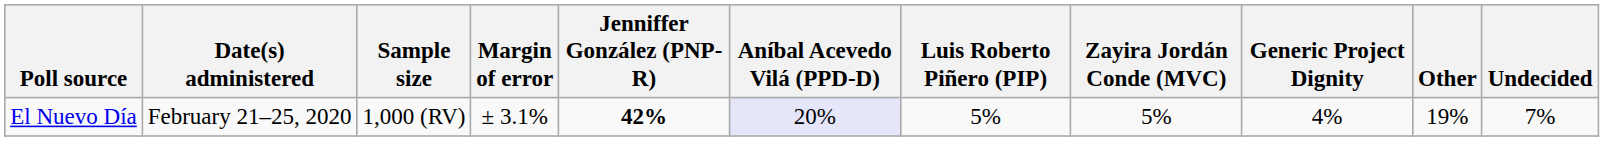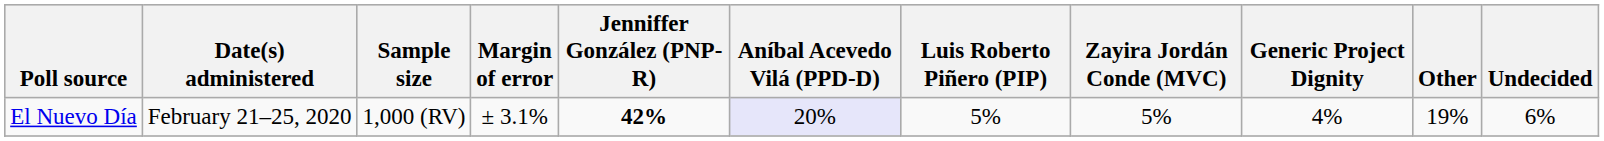(1540, 116) 7% -> (1540, 116) 6%
